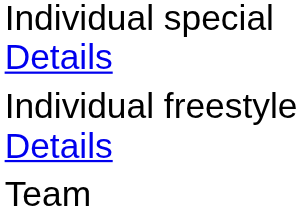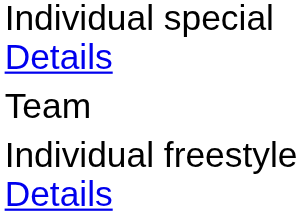rows swapped: (151, 126) <-> (48, 194)
